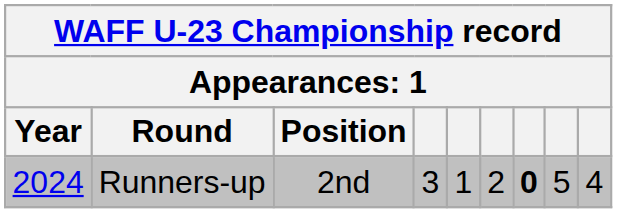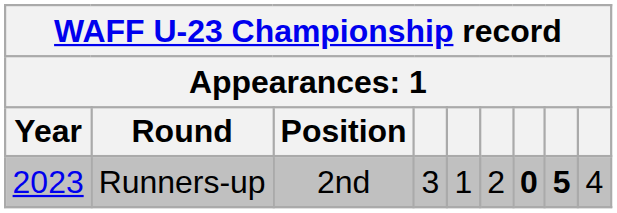(48, 182) 2024 -> (48, 182) 2023
(562, 182) normal -> (562, 182) bold
